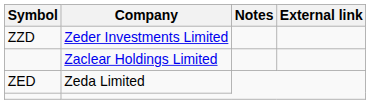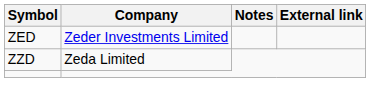(21, 37) ZZD -> (22, 37) ZED
- row: (141, 59)
(22, 81) ZED -> (21, 59) ZZD
